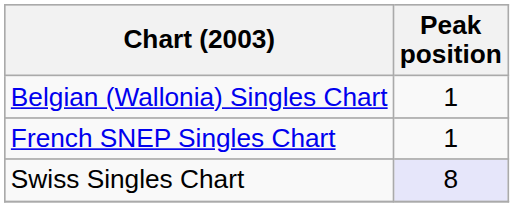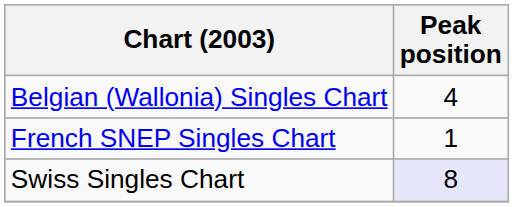(451, 96) 1 -> (451, 96) 4
